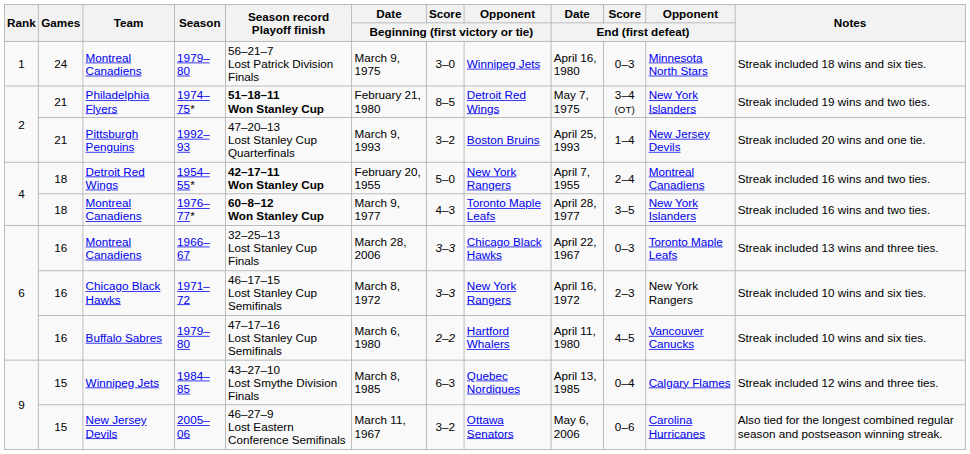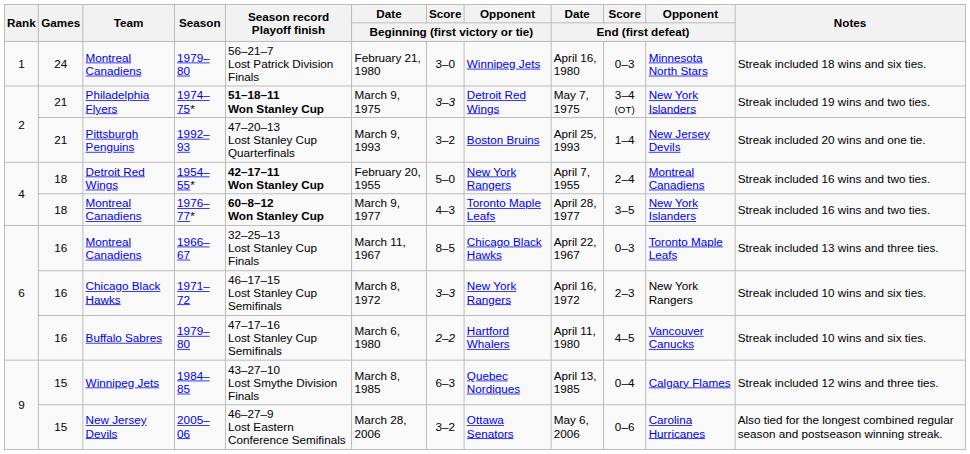(377, 64) March 9, 1975 -> (388, 64) February 21, 1980
(388, 102) February 21, 1980 -> (377, 102) March 9, 1975
(445, 102) 8–5 -> (445, 102) 3–3
(381, 248) March 28, 2006 -> (380, 248) March 11, 1967
(445, 248) 3–3 -> (445, 248) 8–5
(380, 427) March 11, 1967 -> (381, 427) March 28, 2006
